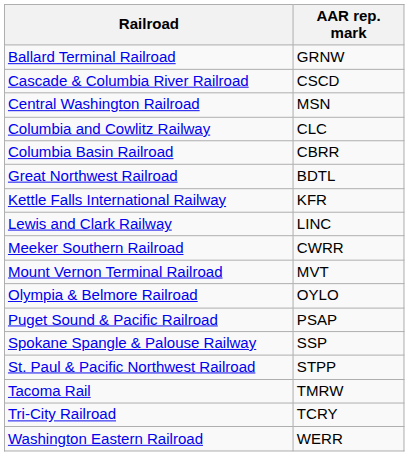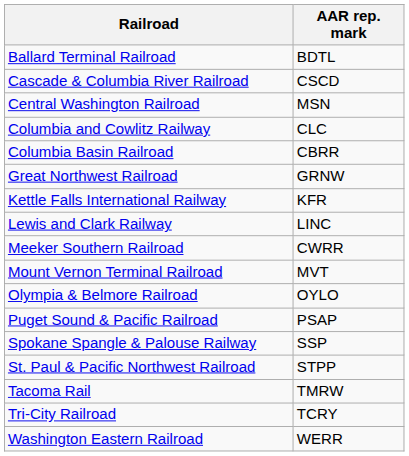(321, 57) GRNW -> (316, 57) BDTL
(316, 176) BDTL -> (321, 176) GRNW
